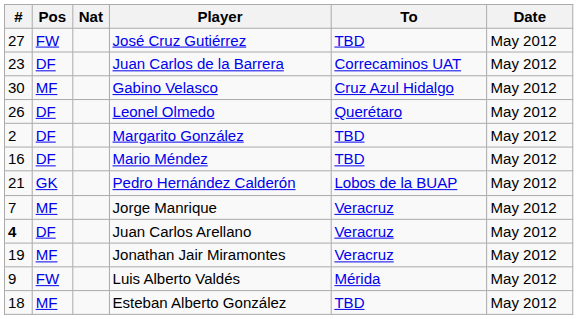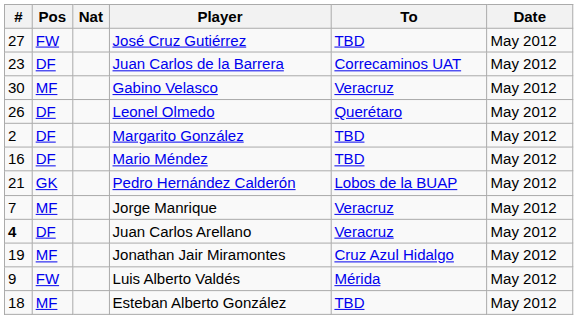(394, 88) Cruz Azul Hidalgo -> (364, 88) Veracruz
(364, 255) Veracruz -> (394, 255) Cruz Azul Hidalgo
